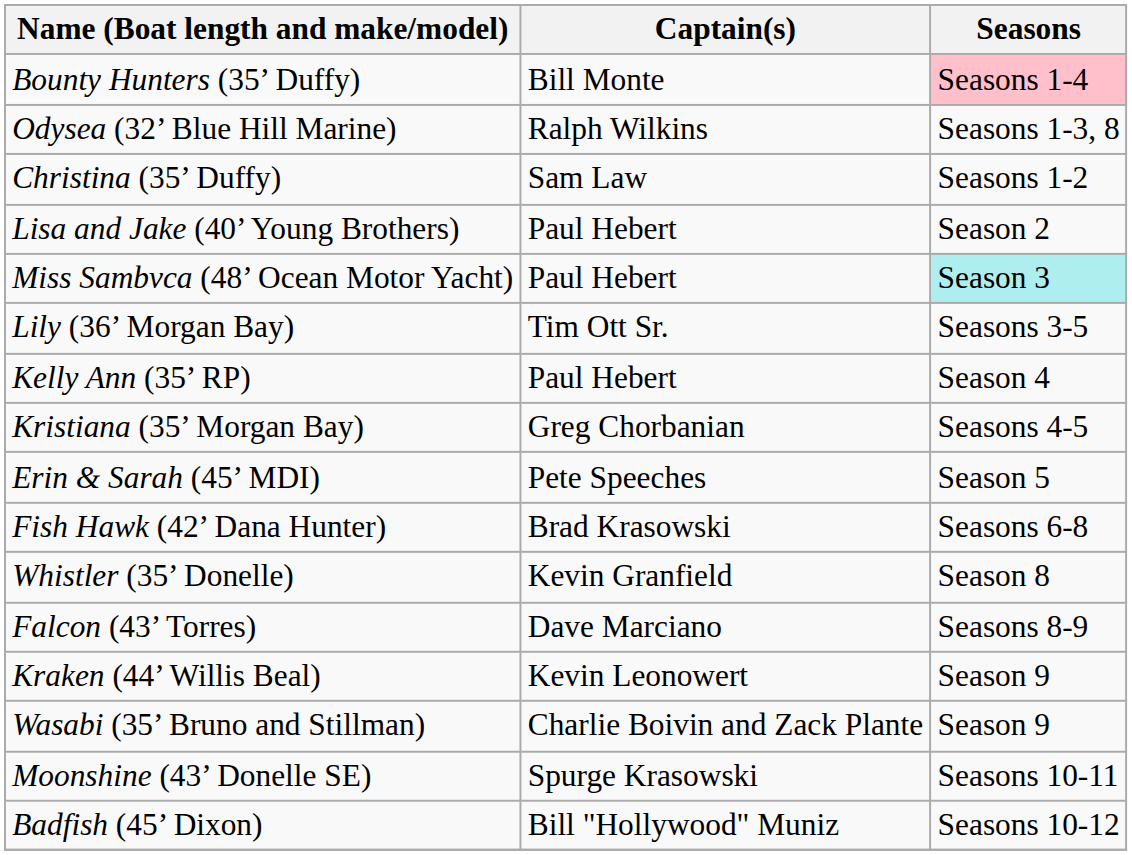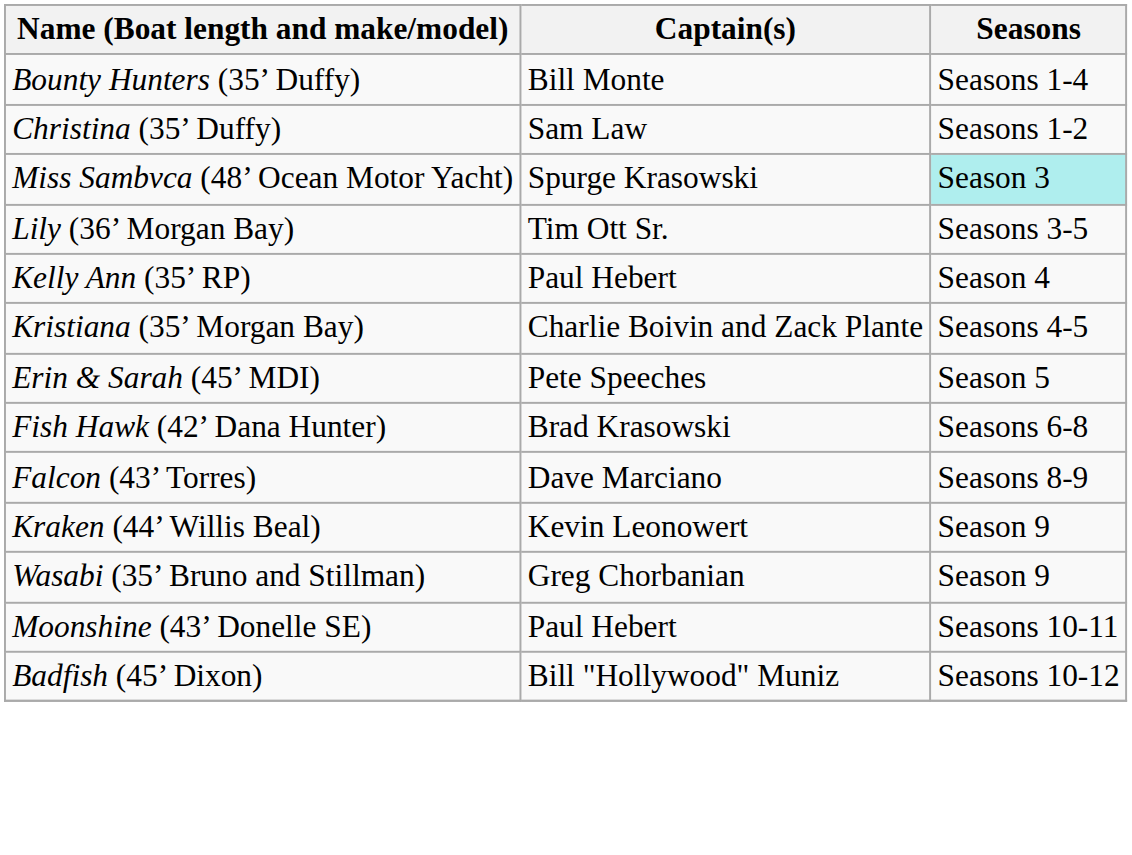(1013, 79) pink background -> (1013, 79) no background
- row: (204, 128)
- row: (236, 228)
(602, 278) Paul Hebert -> (643, 178) Spurge Krasowski
(636, 427) Greg Chorbanian -> (725, 327) Charlie Boivin and Zack Plante
- row: (153, 576)
(725, 725) Charlie Boivin and Zack Plante -> (636, 576) Greg Chorbanian
(643, 775) Spurge Krasowski -> (602, 626) Paul Hebert
